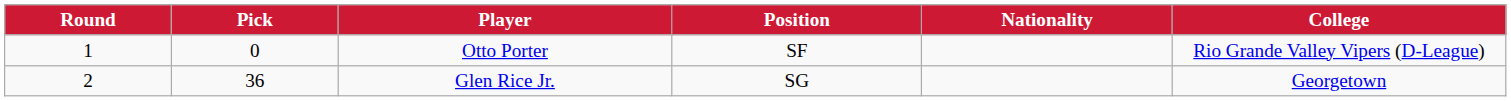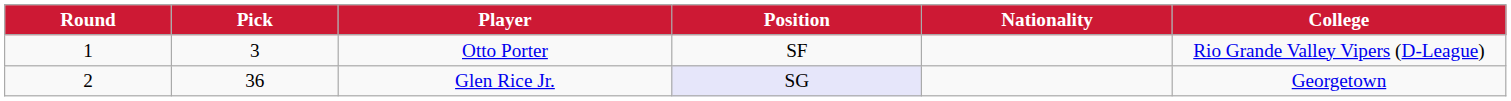(255, 50) 0 -> (255, 50) 3
(797, 80) no background -> (797, 80) lavender background
